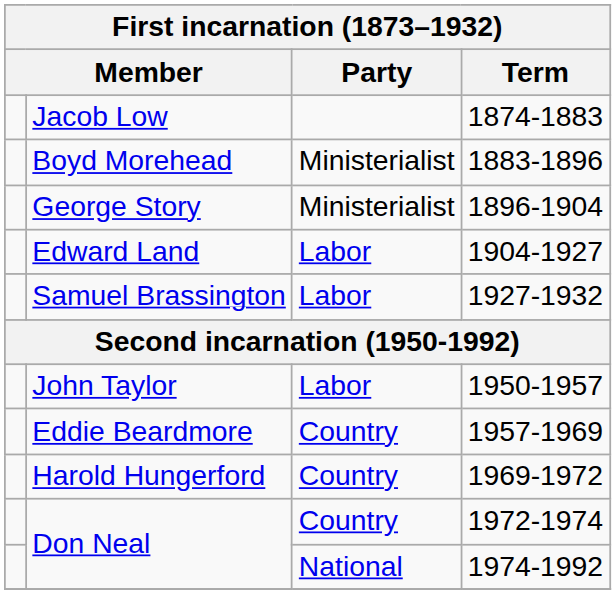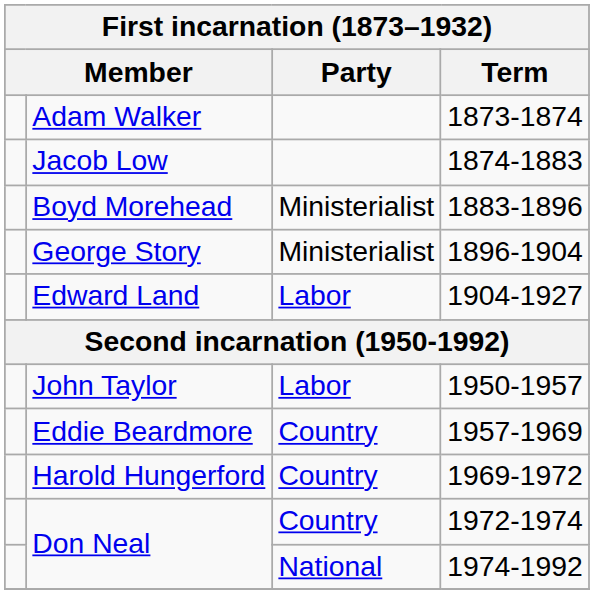+ row: (117, 116)
- row: (159, 296)
